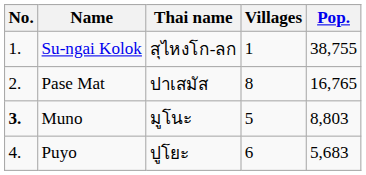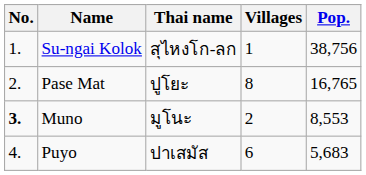(334, 48) 38,755 -> (334, 48) 38,756
(179, 84) ปาเสมัส -> (170, 84) ปูโยะ
(249, 118) 5 -> (249, 118) 2
(329, 118) 8,803 -> (329, 118) 8,553
(170, 153) ปูโยะ -> (179, 153) ปาเสมัส
